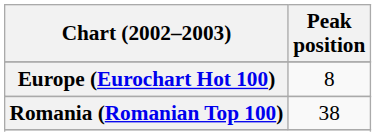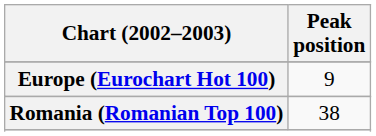(329, 79) 8 -> (329, 79) 9
